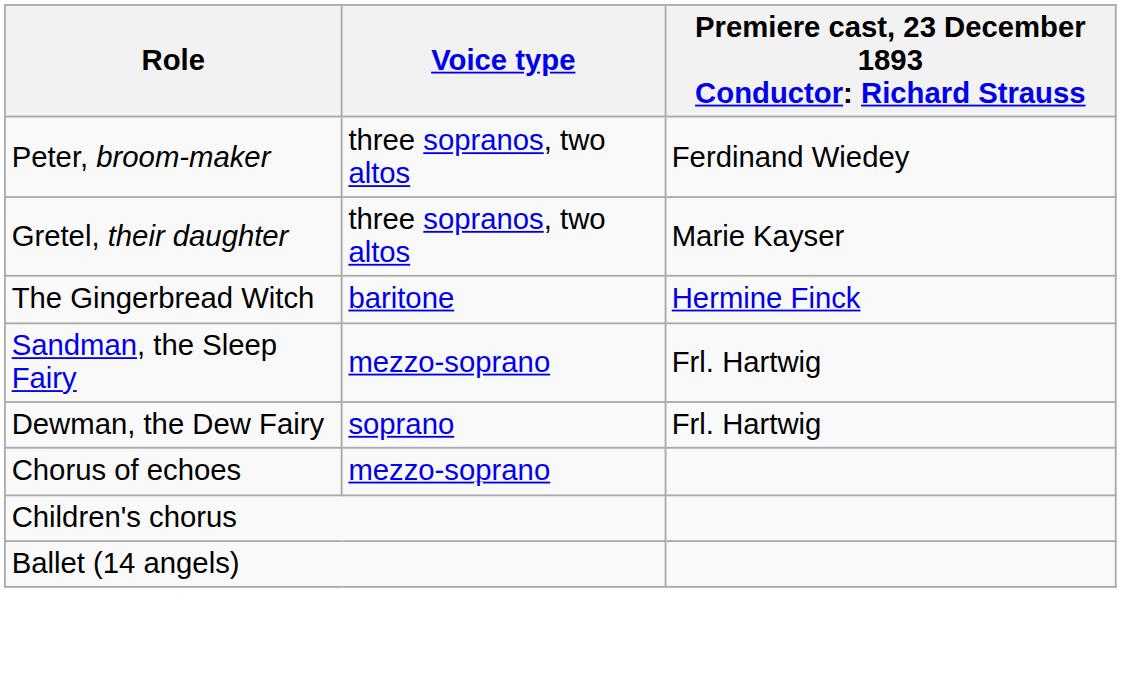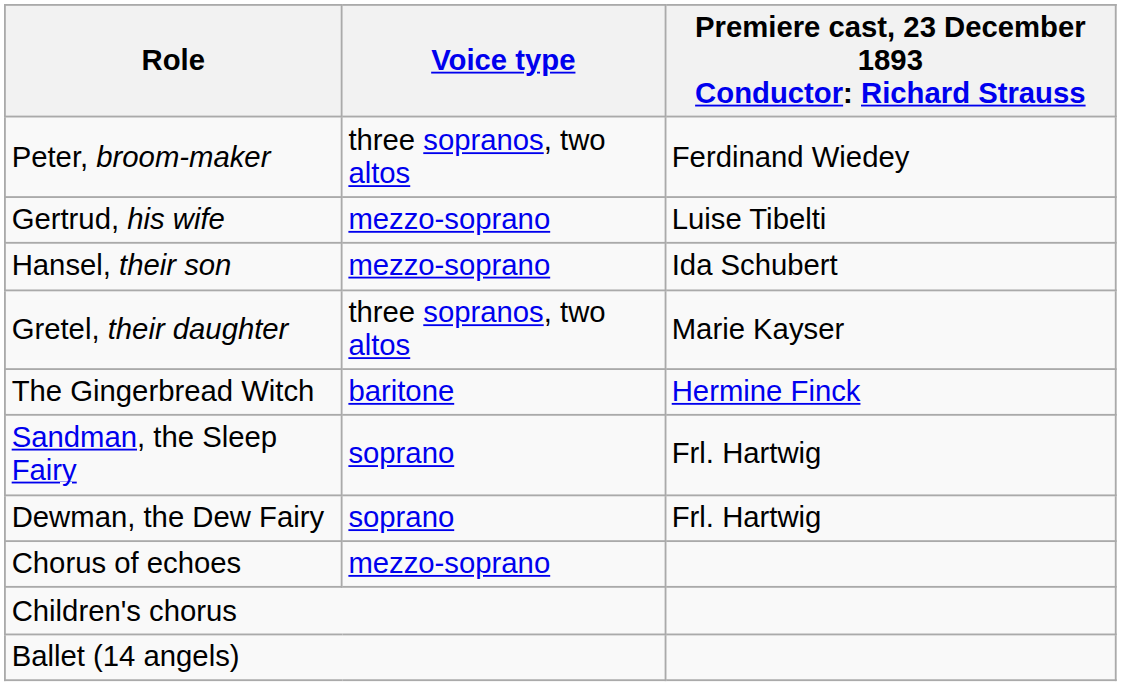+ row: (118, 219)
+ row: (122, 265)
(449, 361) mezzo-soprano -> (401, 454) soprano
